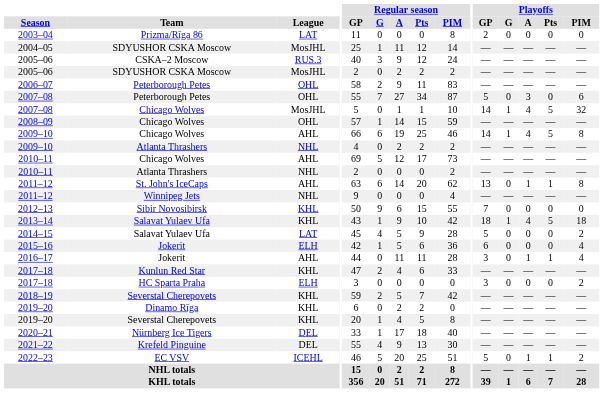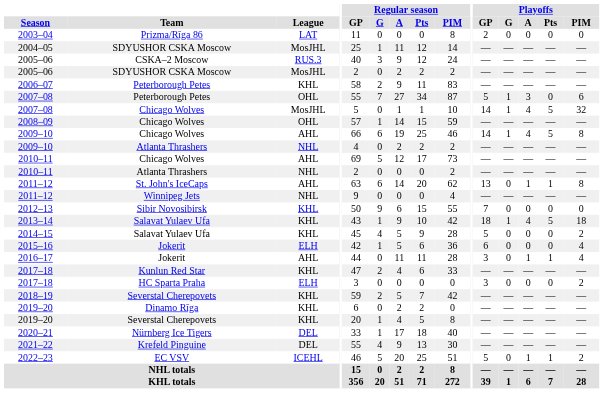(308, 84) OHL -> (308, 84) KHL
(509, 97) 0 -> (509, 97) 1
(308, 233) LAT -> (308, 233) KHL
